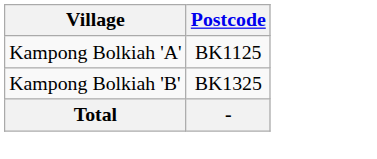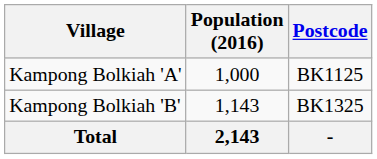+ column: (237, 31)
